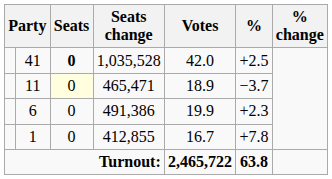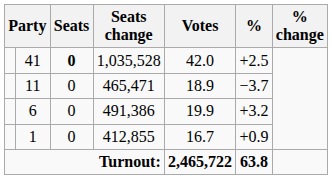(72, 85) lightyellow background -> (72, 85) no background
(254, 111) +2.3 -> (254, 111) +3.2
(254, 136) +7.8 -> (254, 136) +0.9
